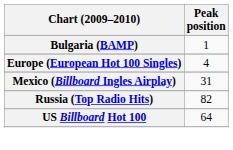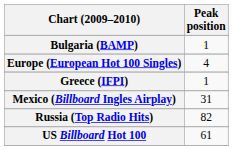+ row: (94, 81)
(206, 117) 64 -> (206, 136) 61
